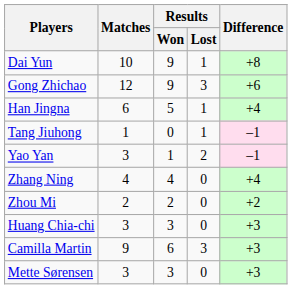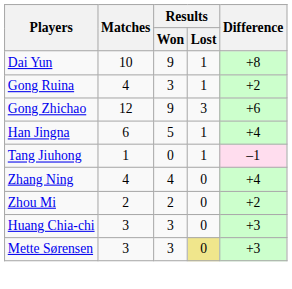+ row: (41, 86)
- row: (31, 155)
- row: (50, 249)
(204, 272) no background -> (204, 249) khaki background
